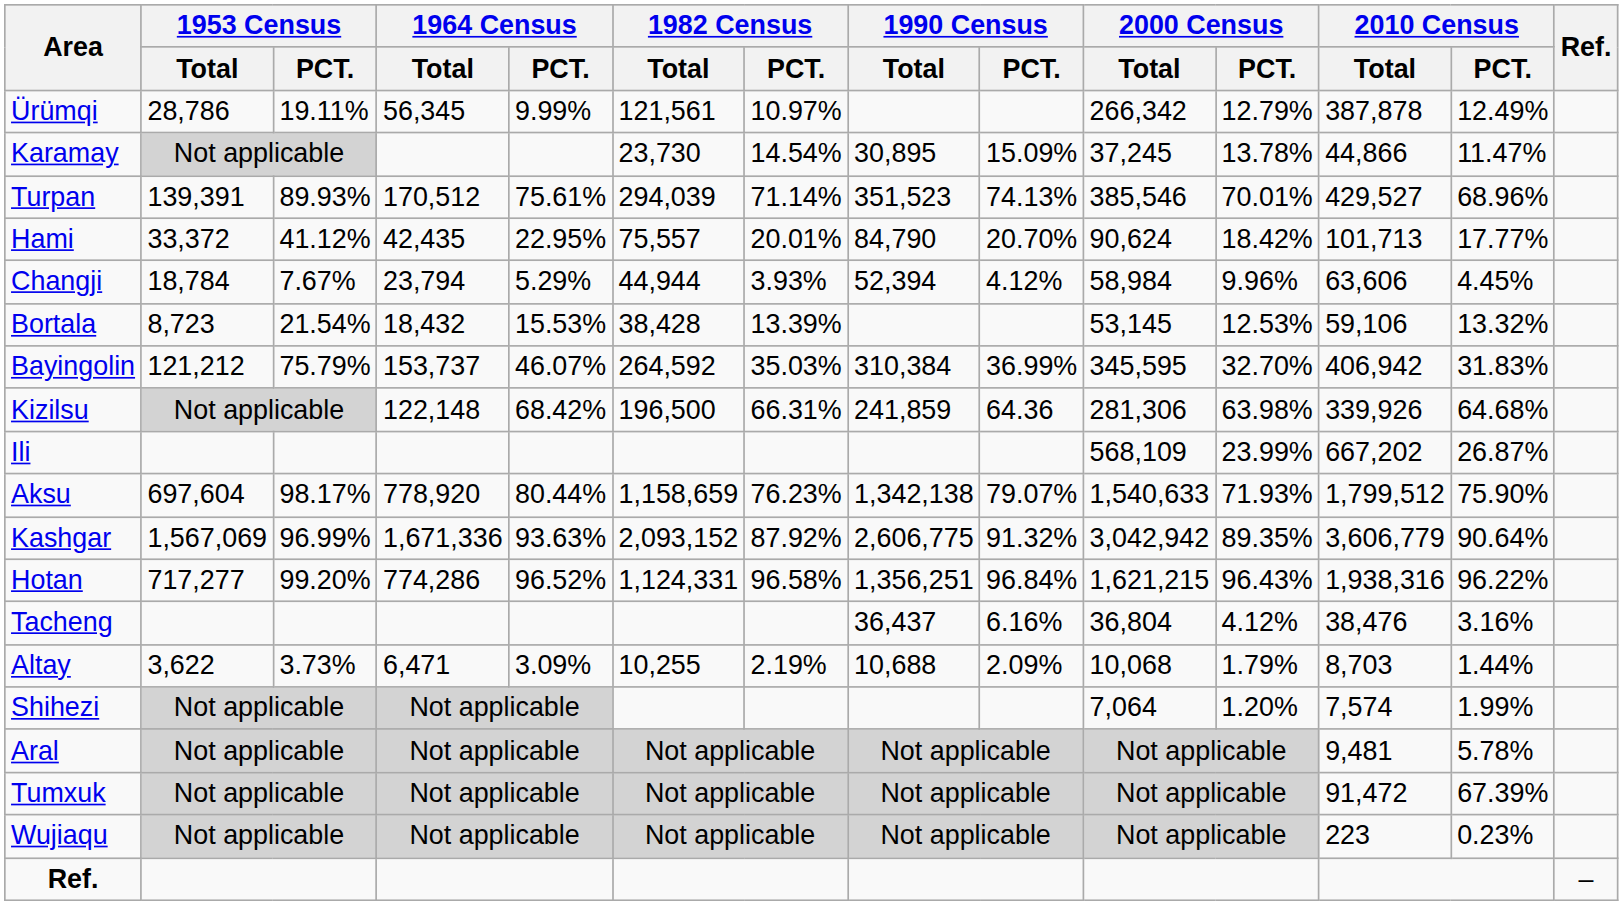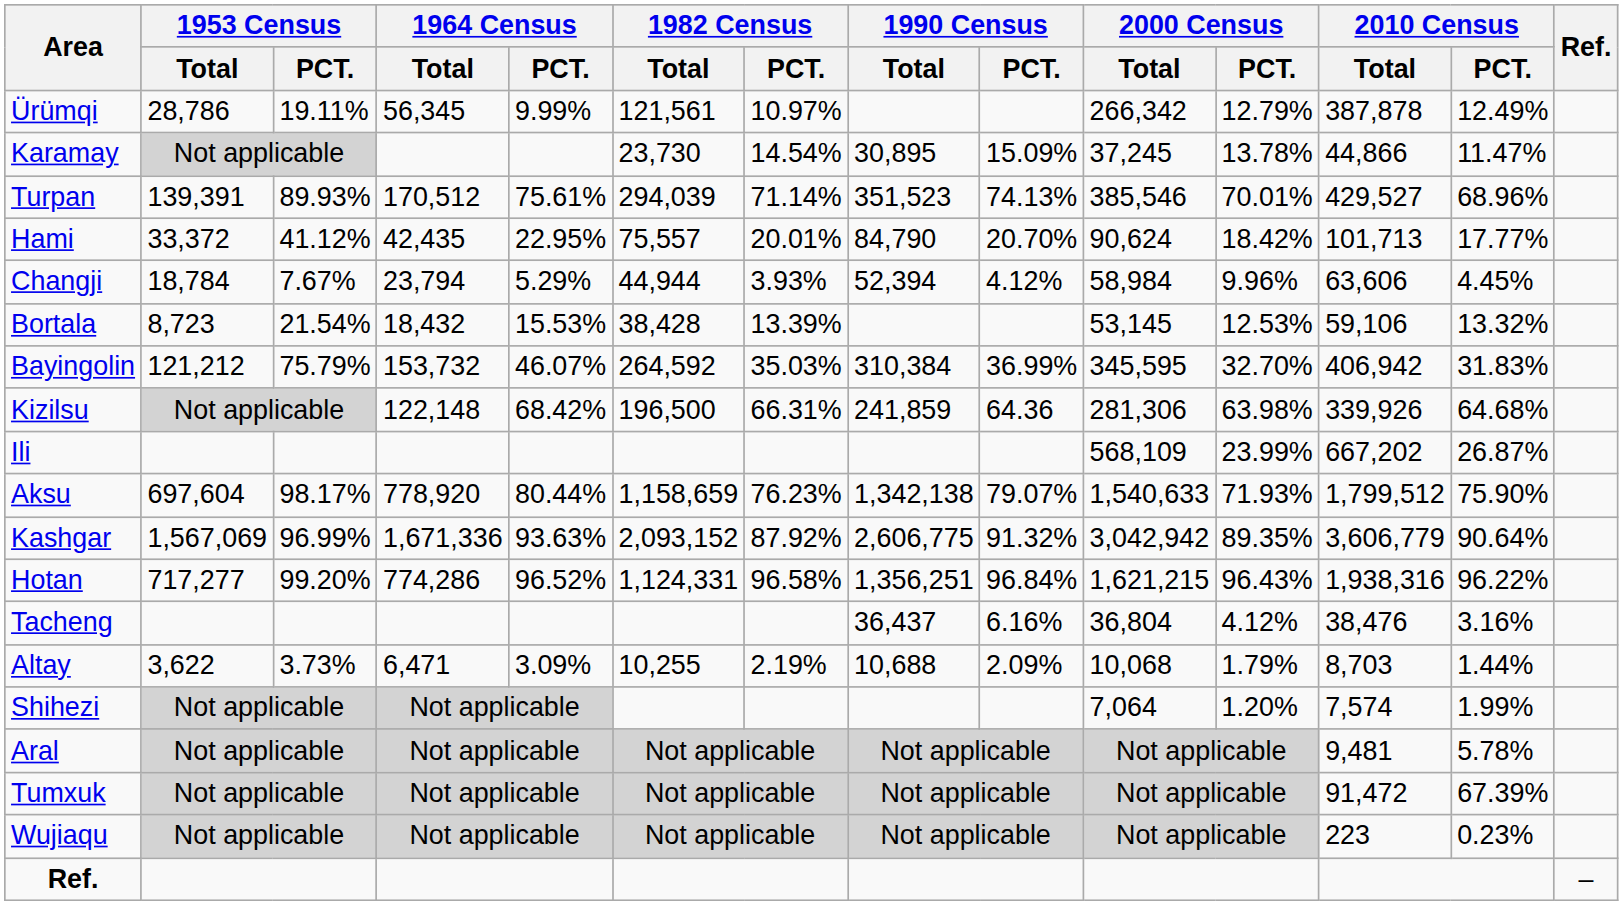(432, 366) 153,737 -> (432, 366) 153,732
